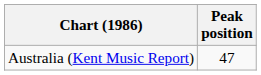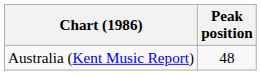(227, 57) 47 -> (227, 57) 48
